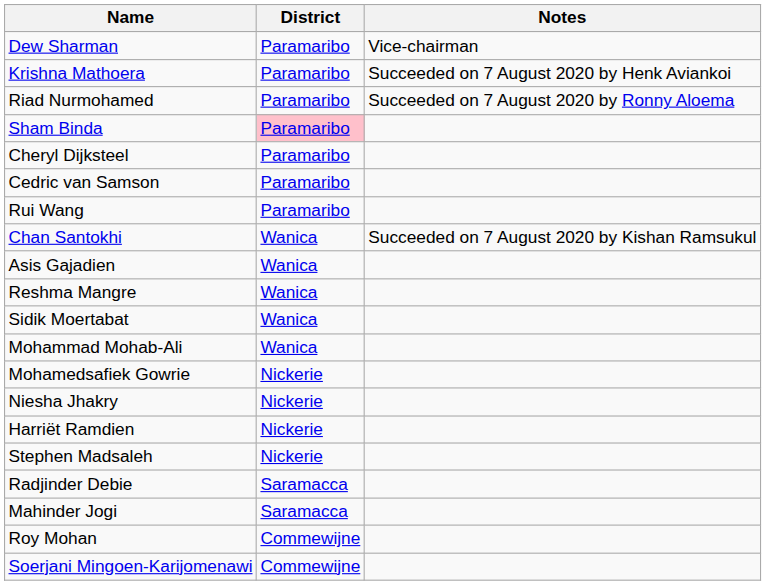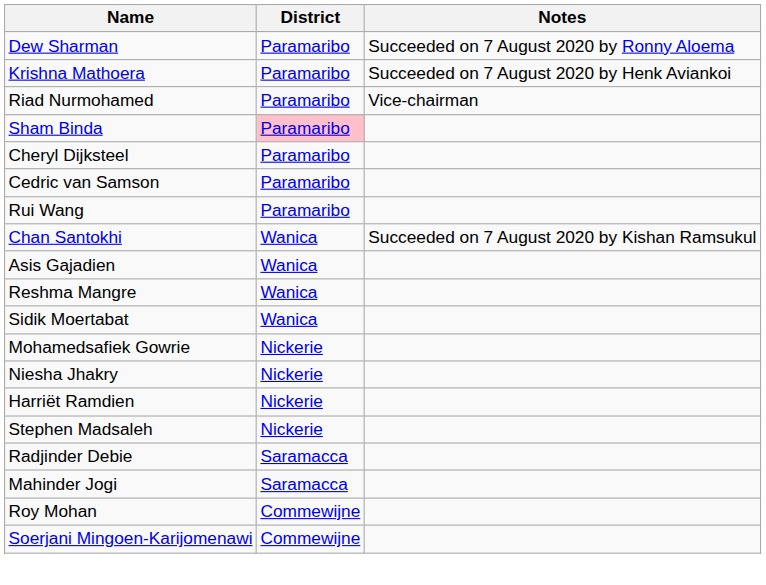(423, 45) Vice-chairman -> (551, 45) Succeeded on 7 August 2020 by Ronny Aloema
(551, 100) Succeeded on 7 August 2020 by Ronny Aloema -> (423, 100) Vice-chairman
- row: (95, 347)
